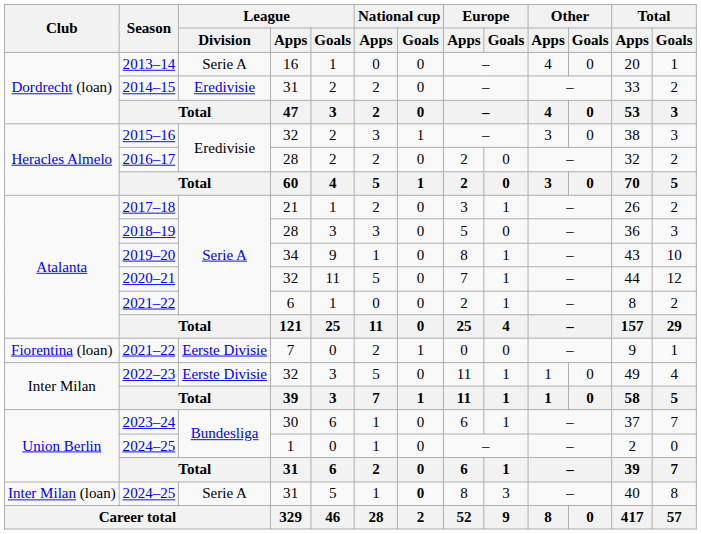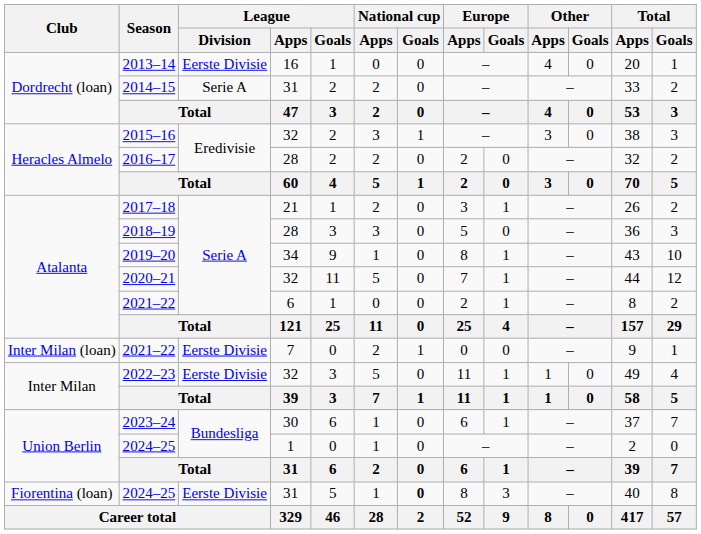(225, 64) Serie A -> (225, 64) Eerste Divisie
(225, 87) Eredivisie -> (225, 87) Serie A
(62, 350) Fiorentina (loan) -> (62, 350) Inter Milan (loan)
(62, 493) Inter Milan (loan) -> (62, 493) Fiorentina (loan)
(225, 493) Serie A -> (225, 493) Eerste Divisie
